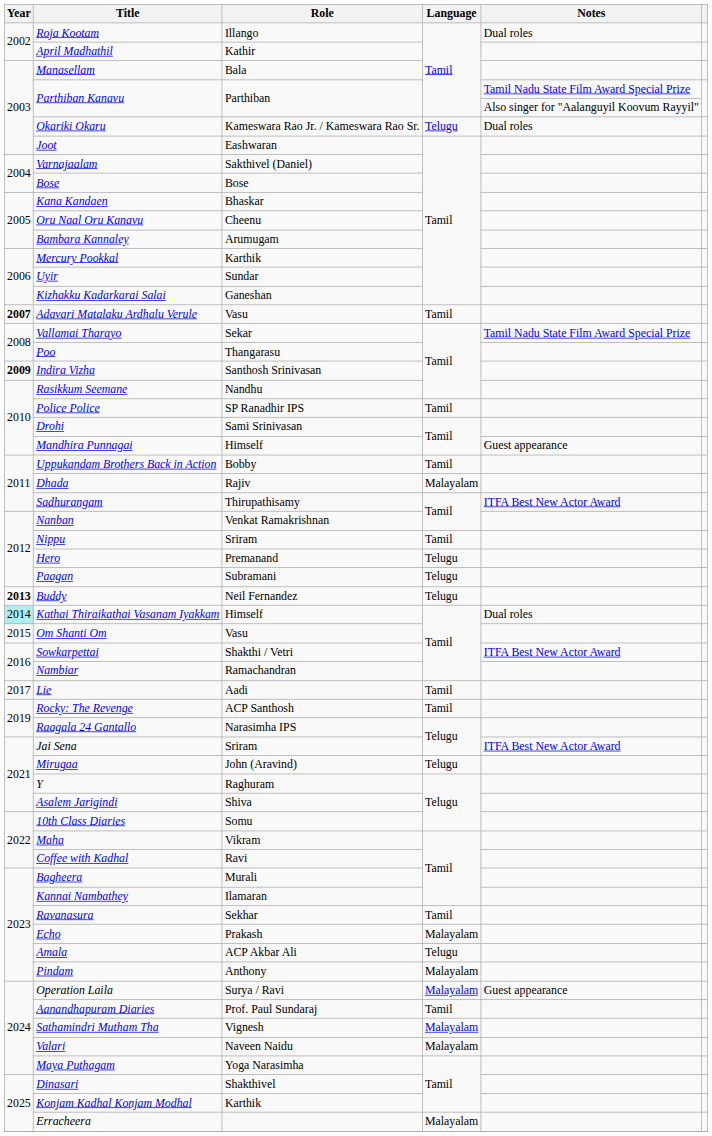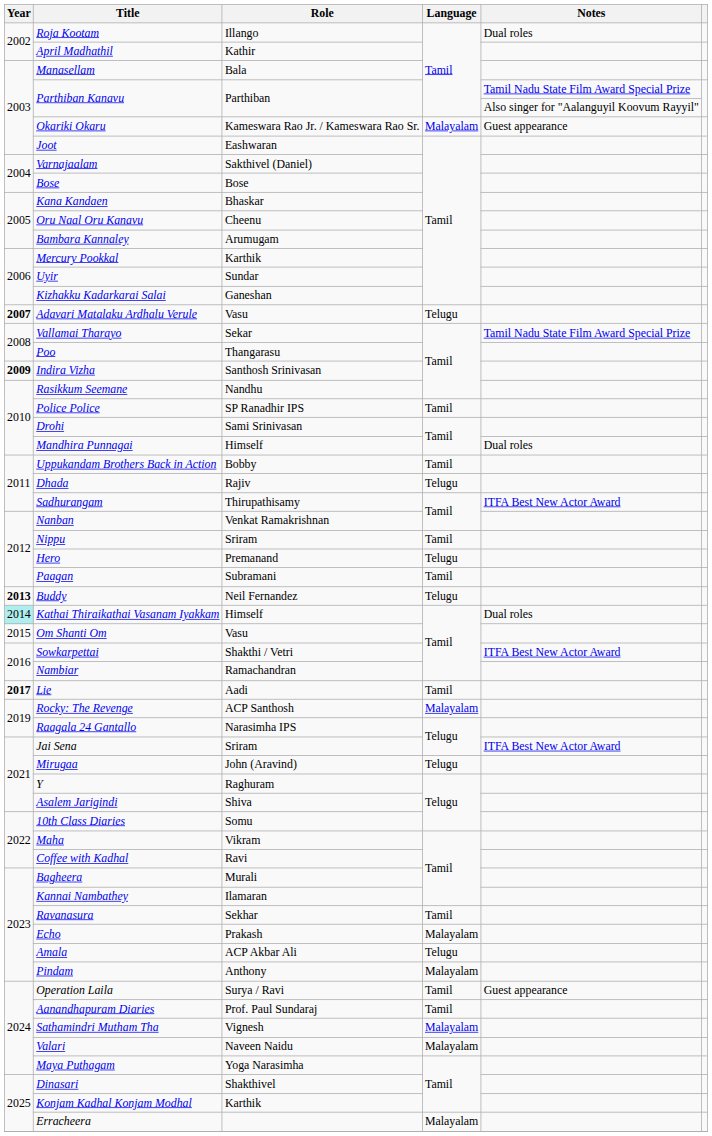(441, 126) Telugu -> (452, 126) Malayalam
(508, 126) Dual roles -> (526, 126) Guest appearance
(439, 314) Tamil -> (441, 314) Telugu
(526, 445) Guest appearance -> (508, 445) Dual roles
(452, 483) Malayalam -> (441, 483) Telugu
(441, 577) Telugu -> (439, 577) Tamil
(19, 689) normal -> (19, 689) bold
(439, 708) Tamil -> (452, 708) Malayalam
(452, 990) Malayalam -> (439, 990) Tamil
